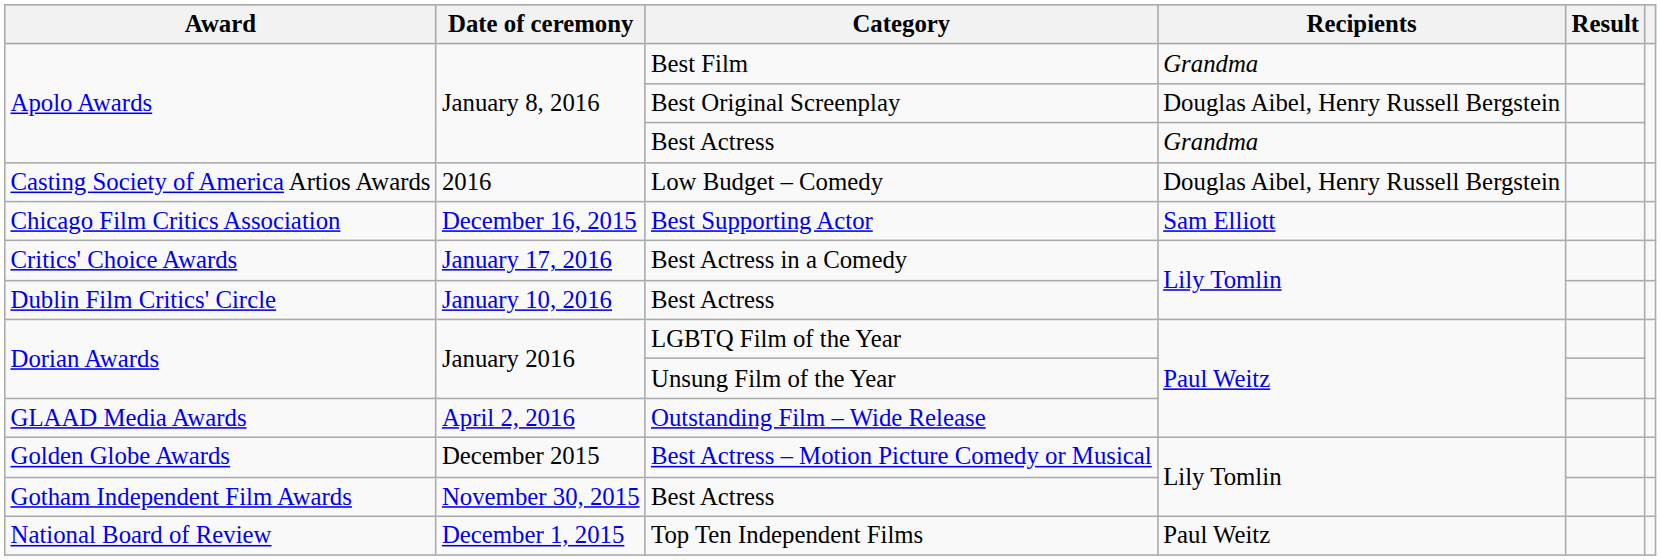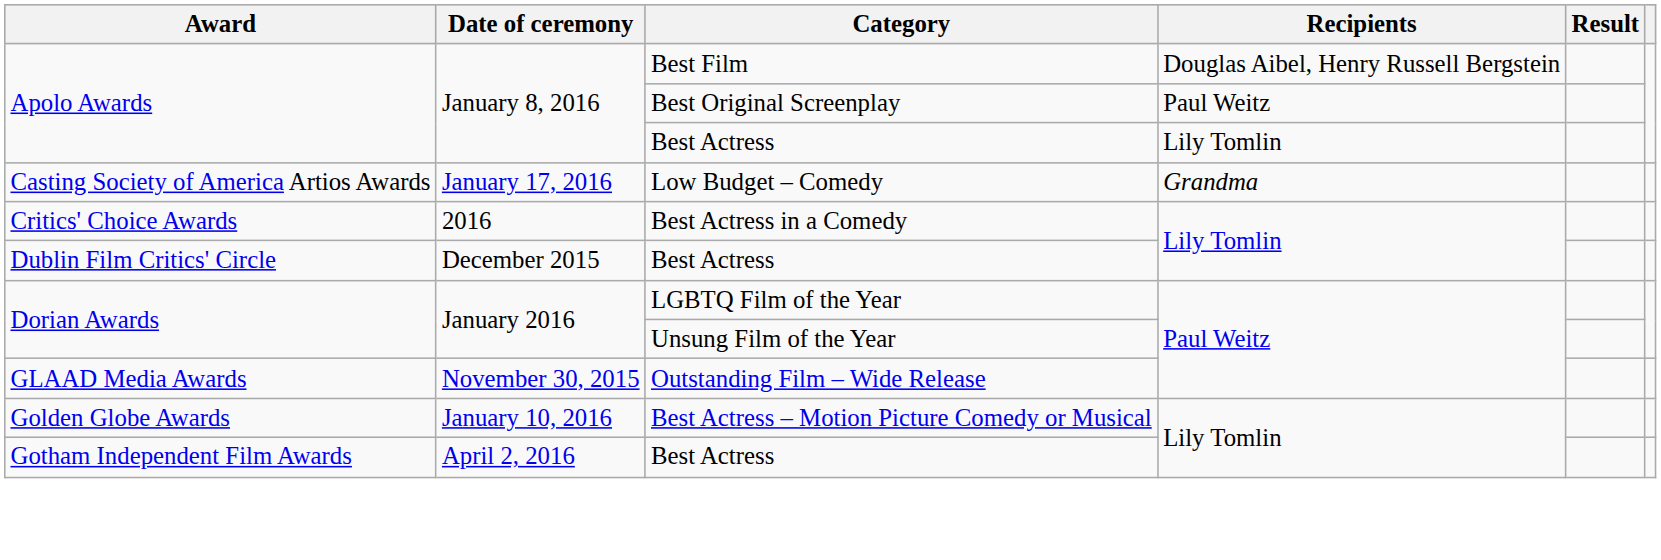(1211, 63) Grandma -> (1362, 63) Douglas Aibel, Henry Russell Bergstein
(1362, 102) Douglas Aibel, Henry Russell Bergstein -> (1217, 102) Paul Weitz
(1211, 142) Grandma -> (1222, 142) Lily Tomlin
(467, 181) 2016 -> (527, 181) January 17, 2016
(1362, 181) Douglas Aibel, Henry Russell Bergstein -> (1211, 181) Grandma
- row: (175, 220)
(527, 260) January 17, 2016 -> (467, 220) 2016
(527, 299) January 10, 2016 -> (521, 260) December 2015
(508, 417) April 2, 2016 -> (541, 378) November 30, 2015
(521, 456) December 2015 -> (527, 417) January 10, 2016
(541, 496) November 30, 2015 -> (508, 456) April 2, 2016
- row: (141, 535)
